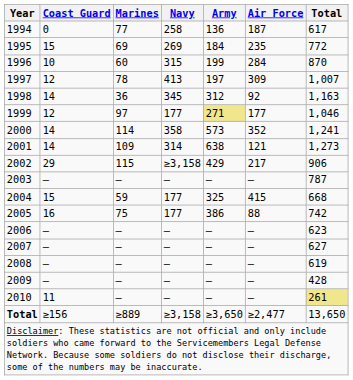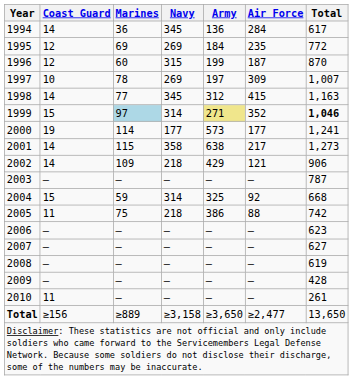(46, 30) 0 -> (49, 30) 14
(122, 30) 77 -> (122, 30) 36
(173, 30) 258 -> (173, 30) 345
(257, 30) 187 -> (257, 30) 284
(49, 46) 15 -> (49, 46) 12
(49, 63) 10 -> (49, 63) 12
(257, 63) 284 -> (257, 63) 187
(49, 80) 12 -> (49, 80) 10
(173, 80) 413 -> (173, 80) 269
(122, 96) 36 -> (122, 96) 77
(254, 96) 92 -> (257, 96) 415
(49, 113) 12 -> (49, 113) 15
(122, 113) no background -> (122, 113) lightblue background
(173, 113) 177 -> (173, 113) 314
(257, 113) 177 -> (257, 113) 352
(324, 113) normal -> (324, 113) bold
(49, 130) 14 -> (49, 130) 19
(173, 130) 358 -> (173, 130) 177
(257, 130) 352 -> (257, 130) 177
(125, 147) 109 -> (125, 147) 115
(173, 147) 314 -> (173, 147) 358
(257, 147) 121 -> (257, 147) 217
(49, 163) 29 -> (49, 163) 14
(125, 163) 115 -> (125, 163) 109
(182, 163) ≥3,158 -> (173, 163) 218
(257, 163) 217 -> (257, 163) 121
(173, 197) 177 -> (173, 197) 314
(257, 197) 415 -> (254, 197) 92
(49, 214) 16 -> (49, 214) 11
(173, 214) 177 -> (173, 214) 218
(318, 297) khaki background -> (318, 297) no background
